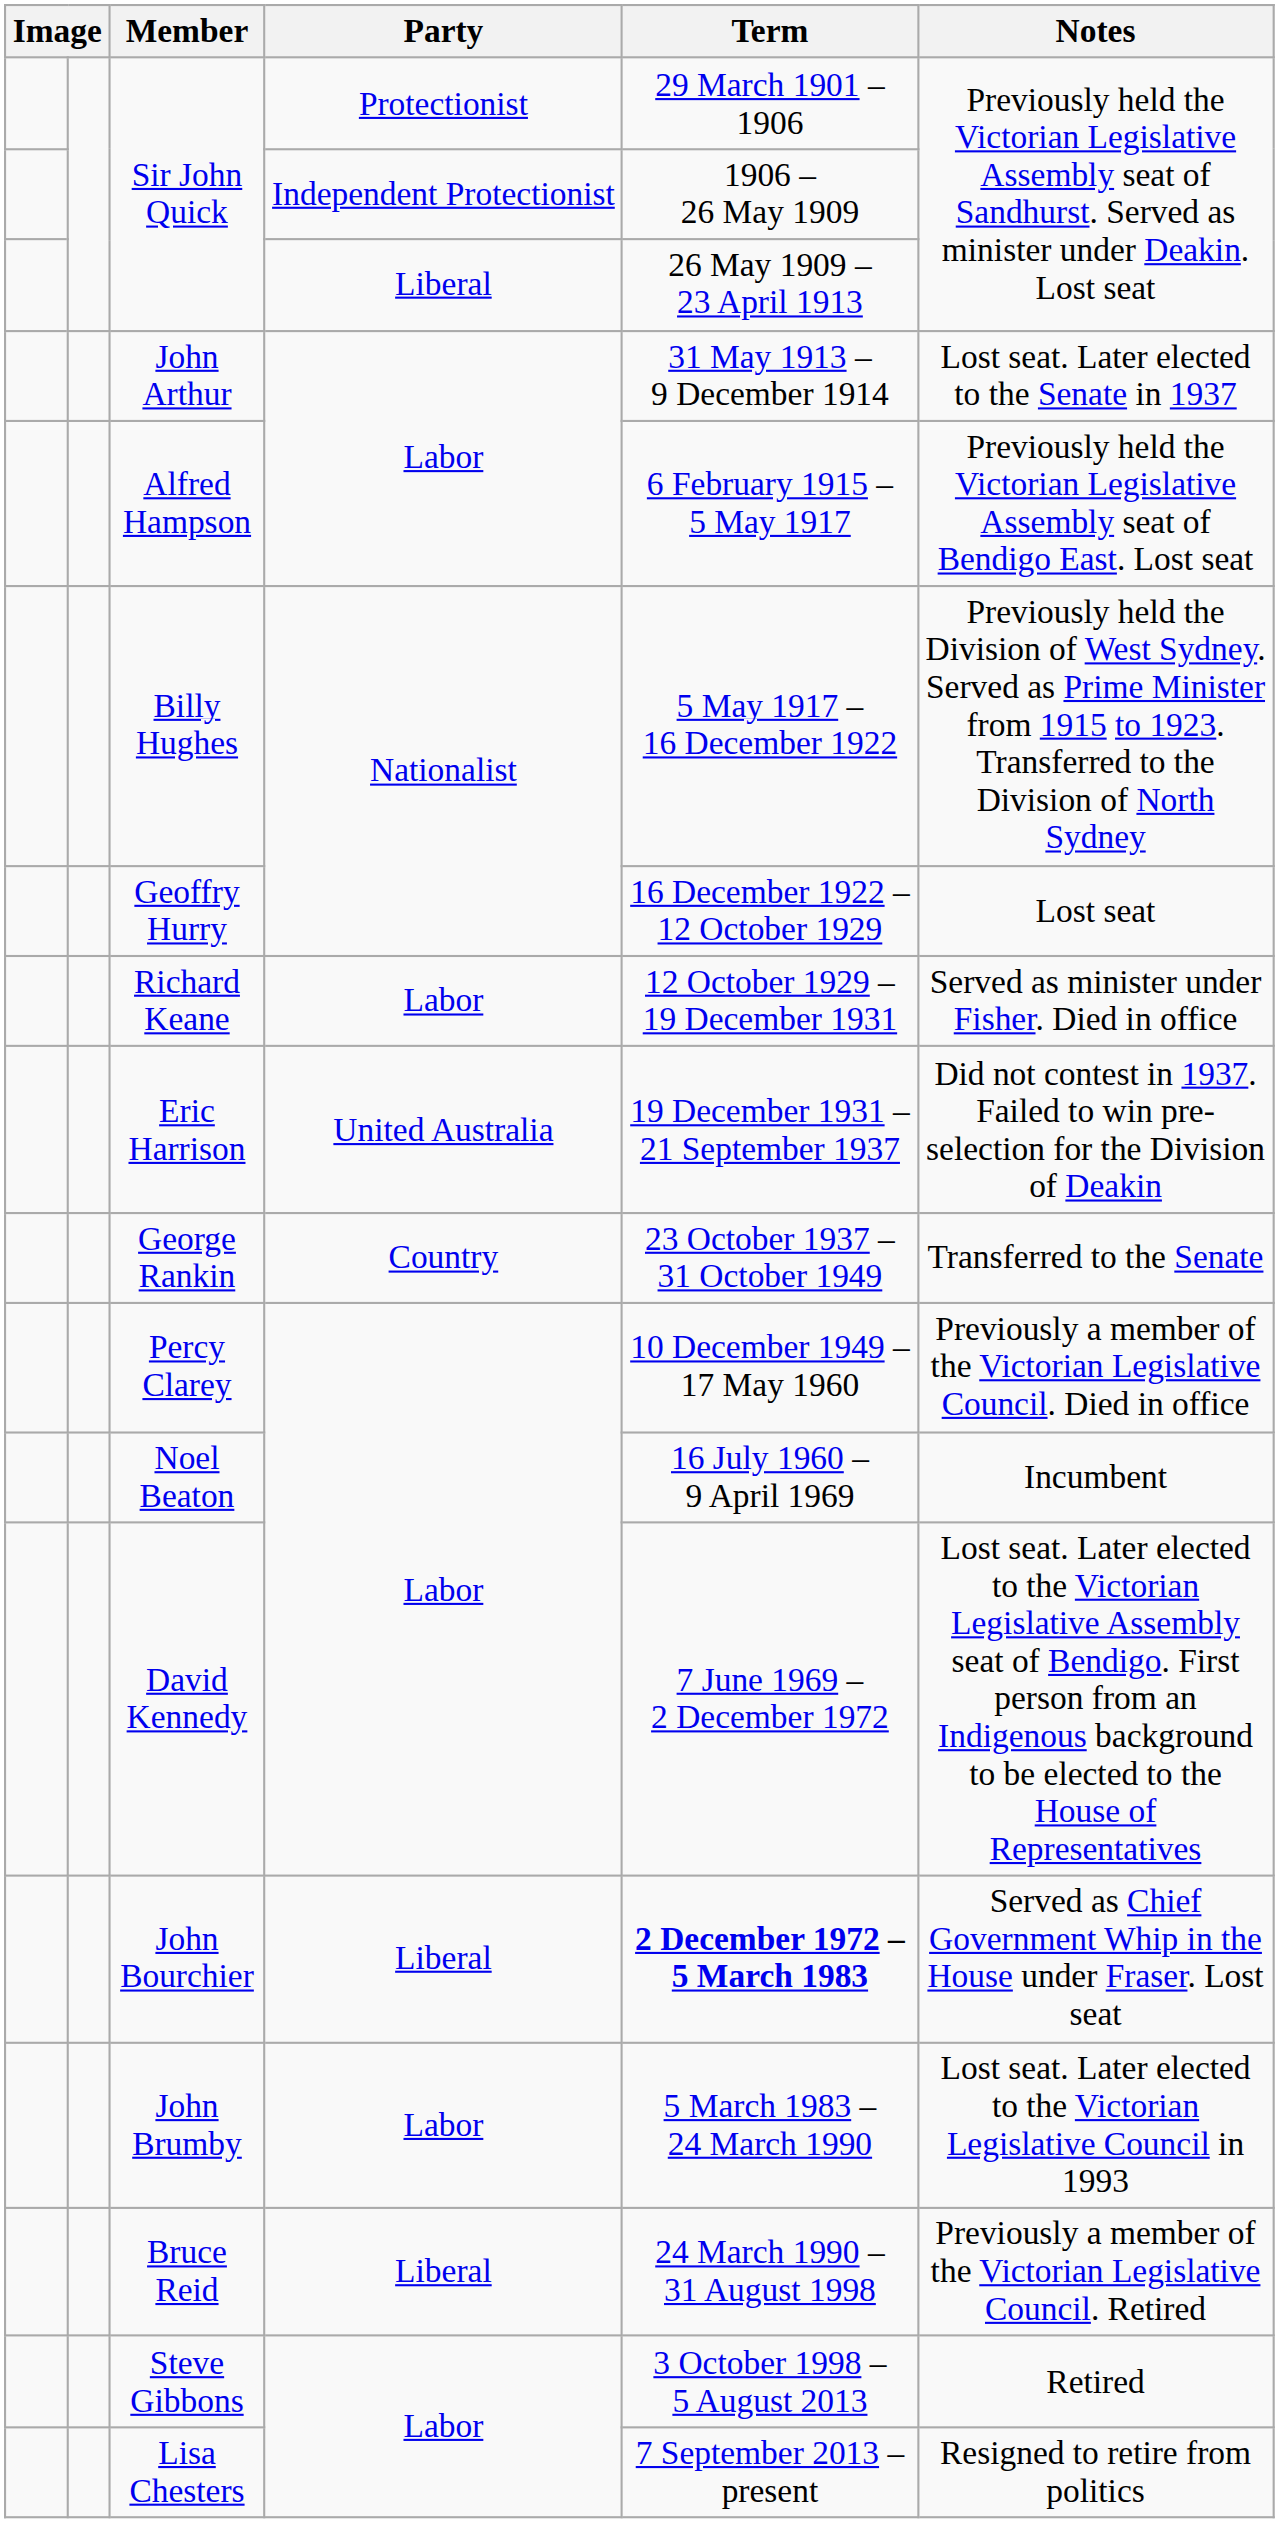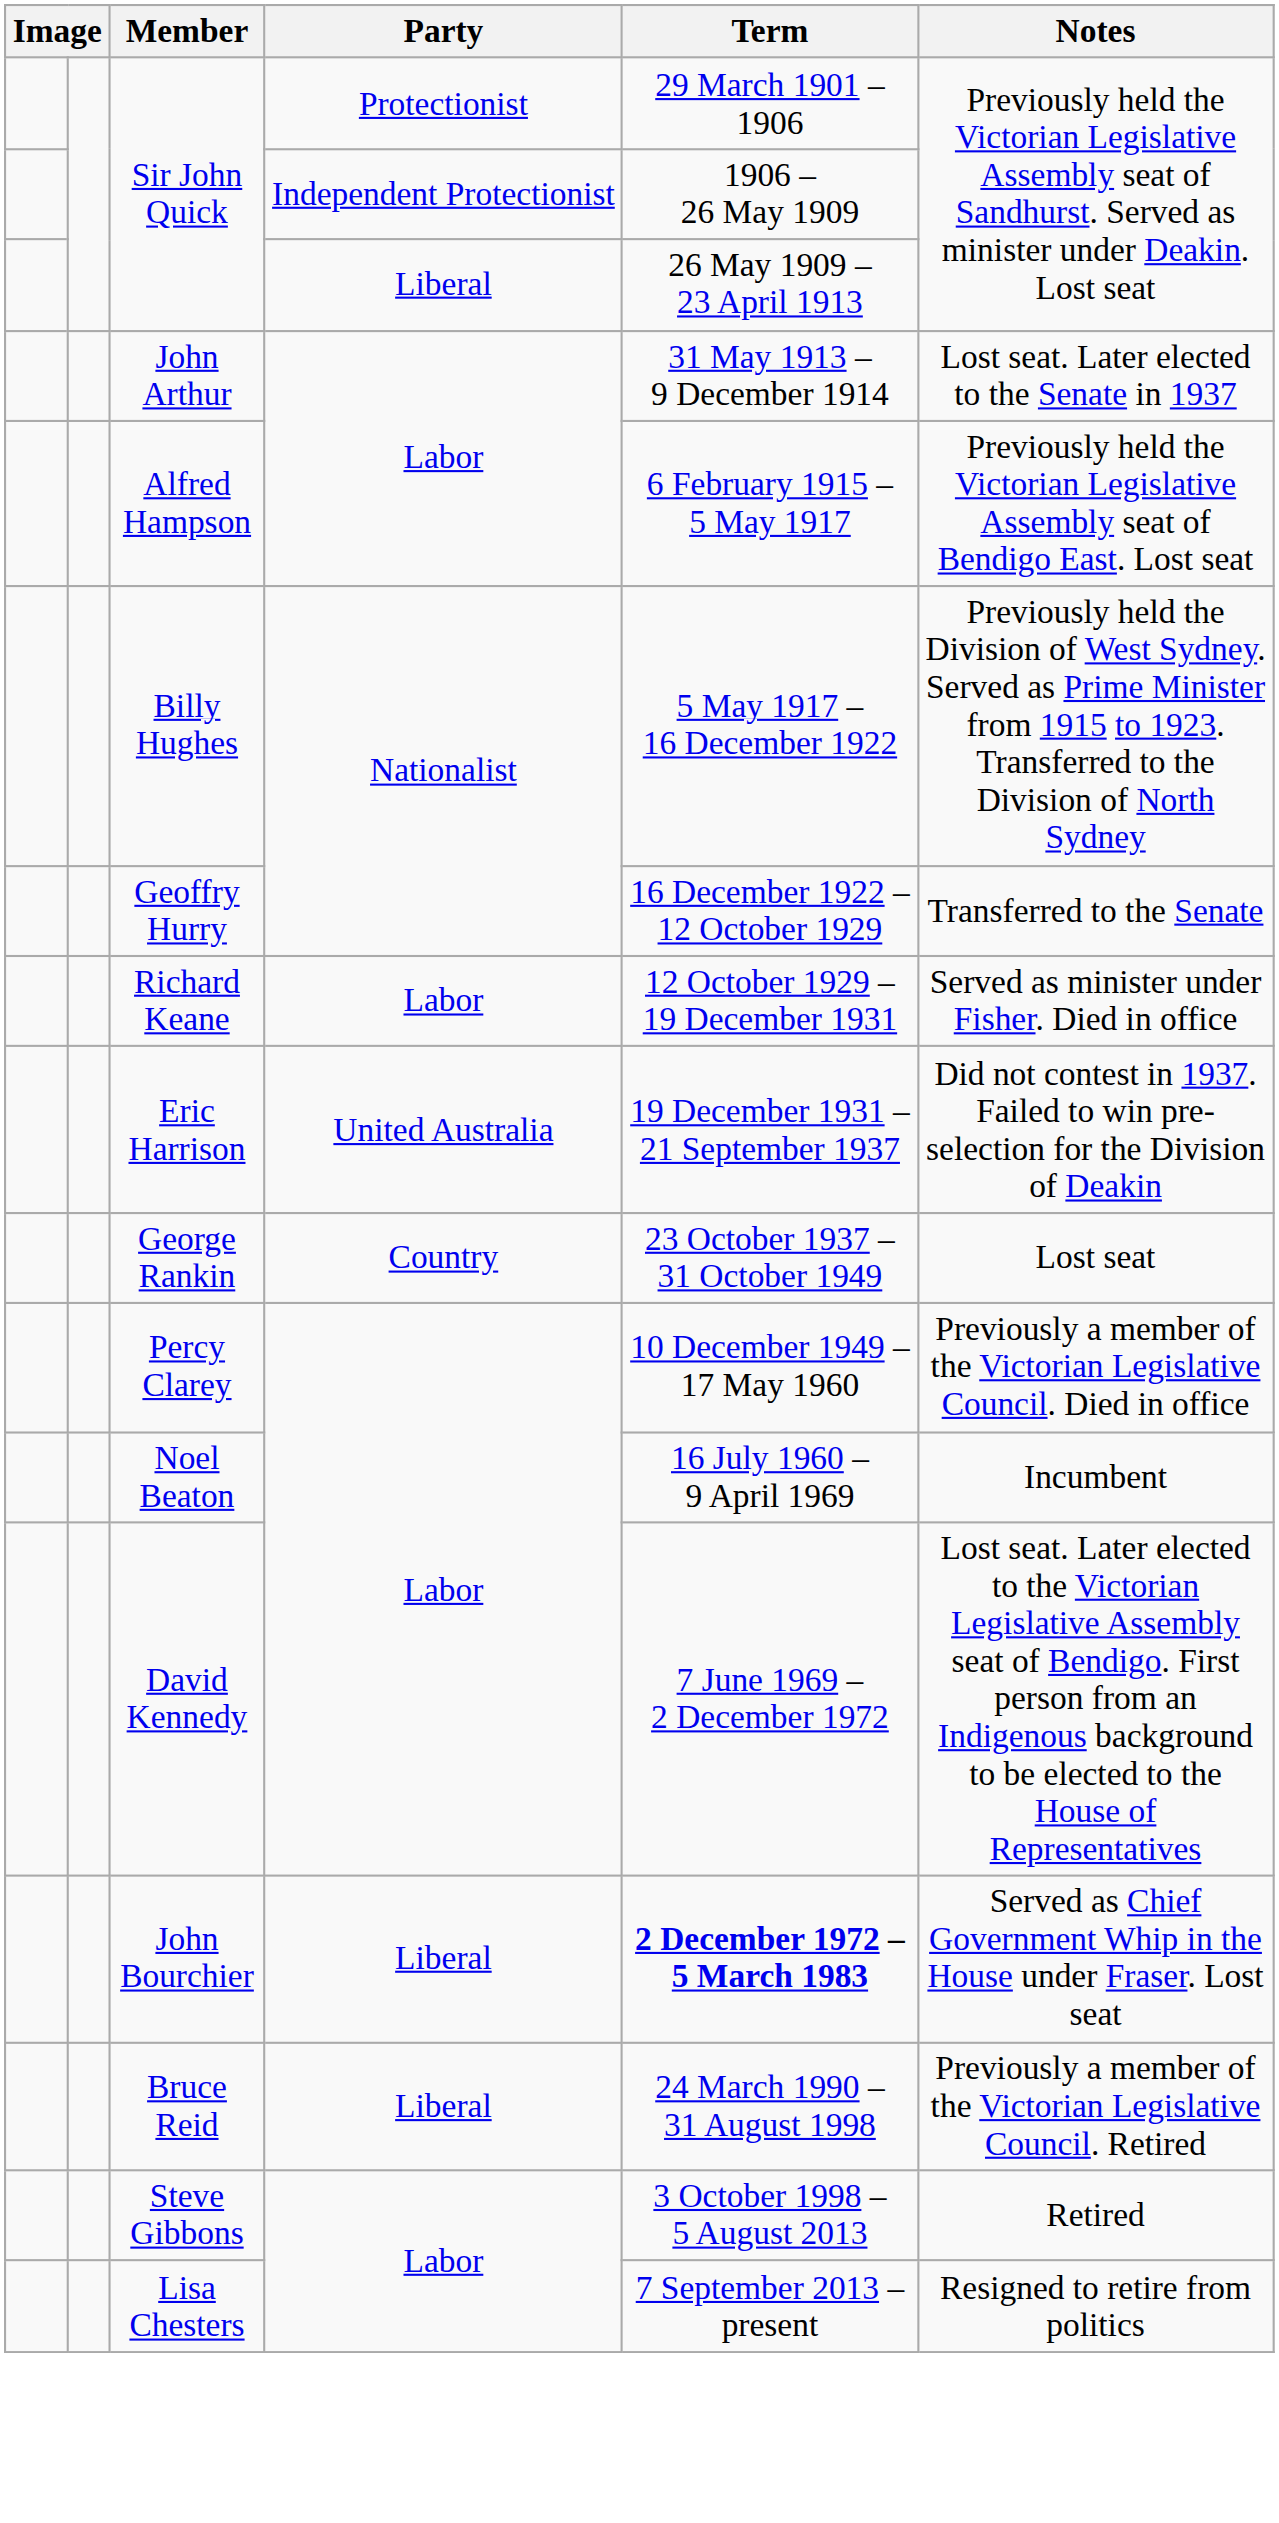(1096, 910) Lost seat -> (1096, 910) Transferred to the Senate
(1096, 1257) Transferred to the Senate -> (1096, 1257) Lost seat
- row: (187, 2124)
